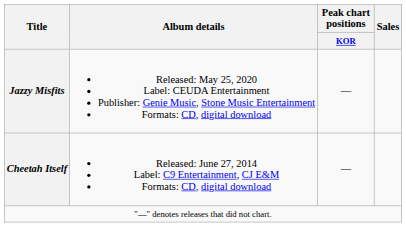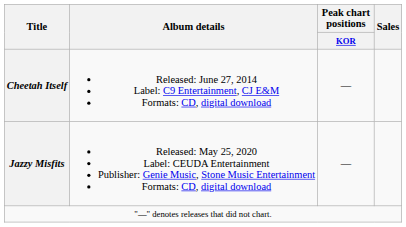rows swapped: (37, 169) <-> (37, 91)
